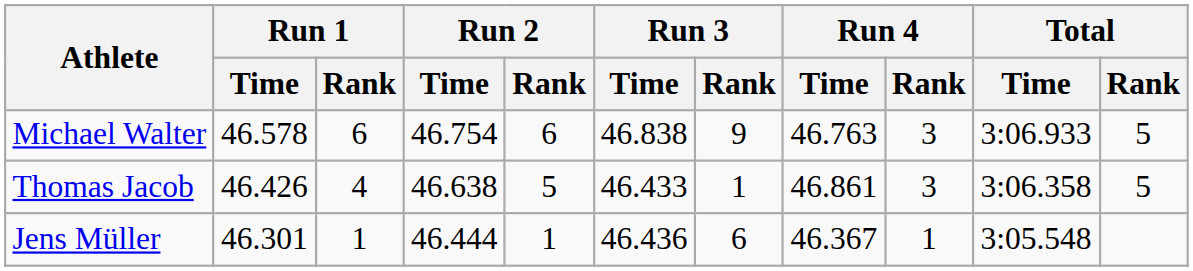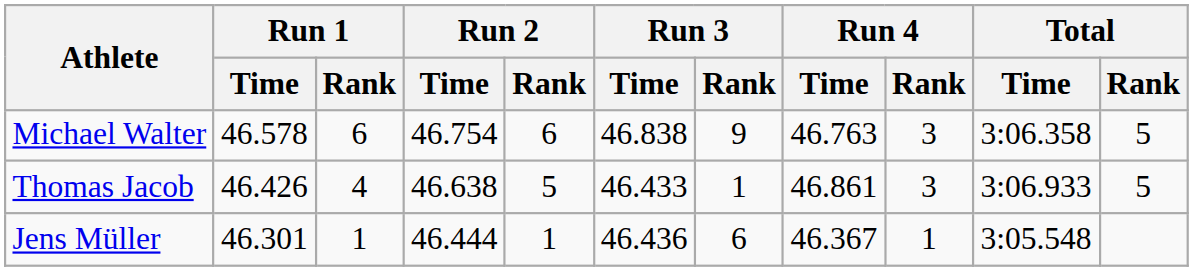(1036, 134) 3:06.933 -> (1036, 134) 3:06.358
(1036, 186) 3:06.358 -> (1036, 186) 3:06.933
